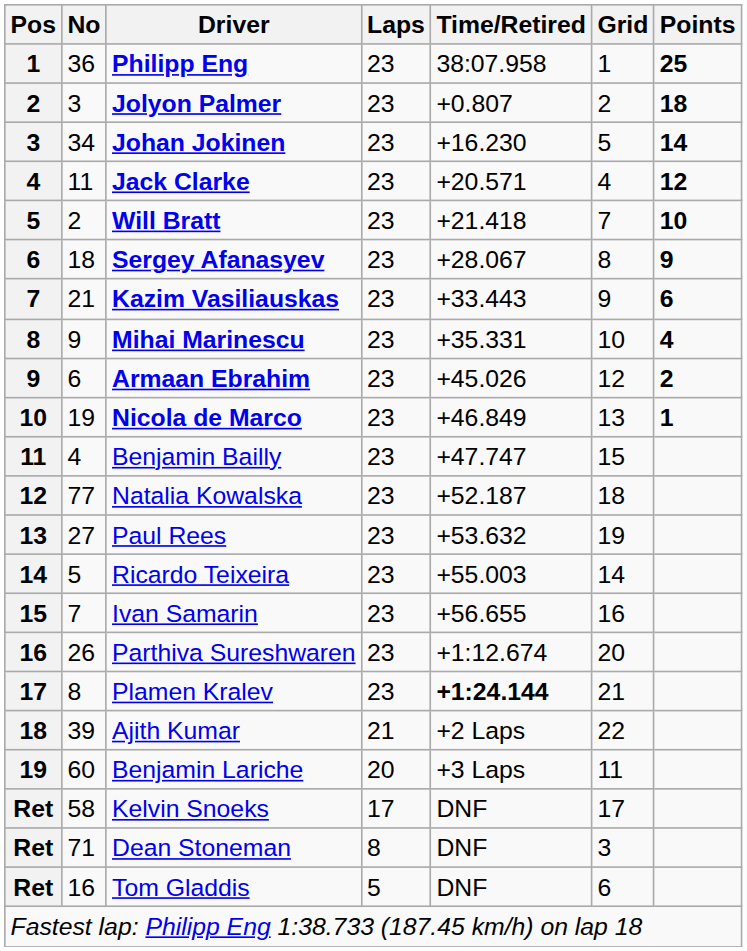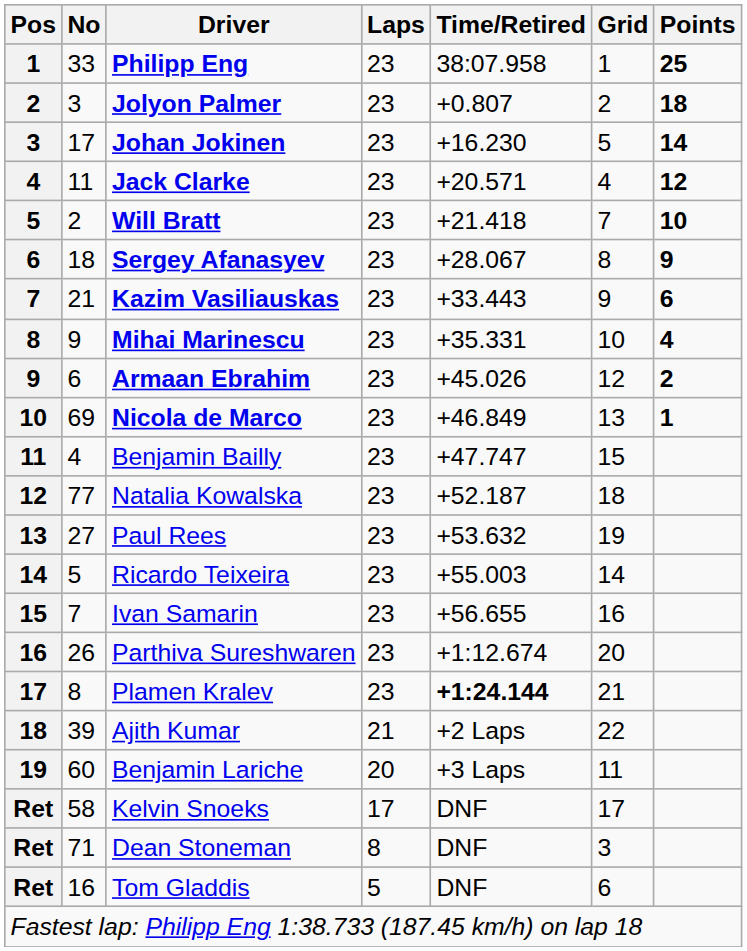(81, 64) 36 -> (81, 64) 33
(81, 142) 34 -> (81, 142) 17
(81, 417) 19 -> (81, 417) 69
